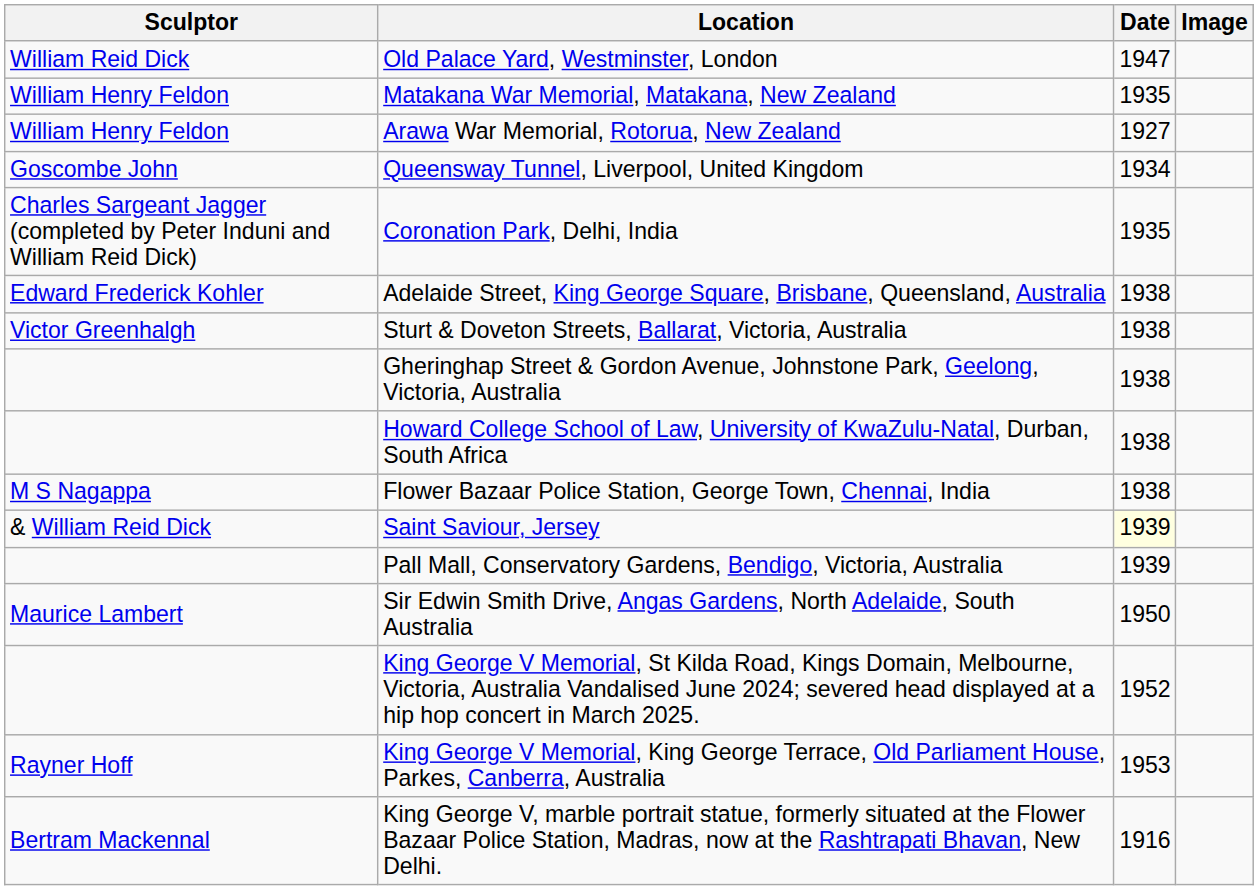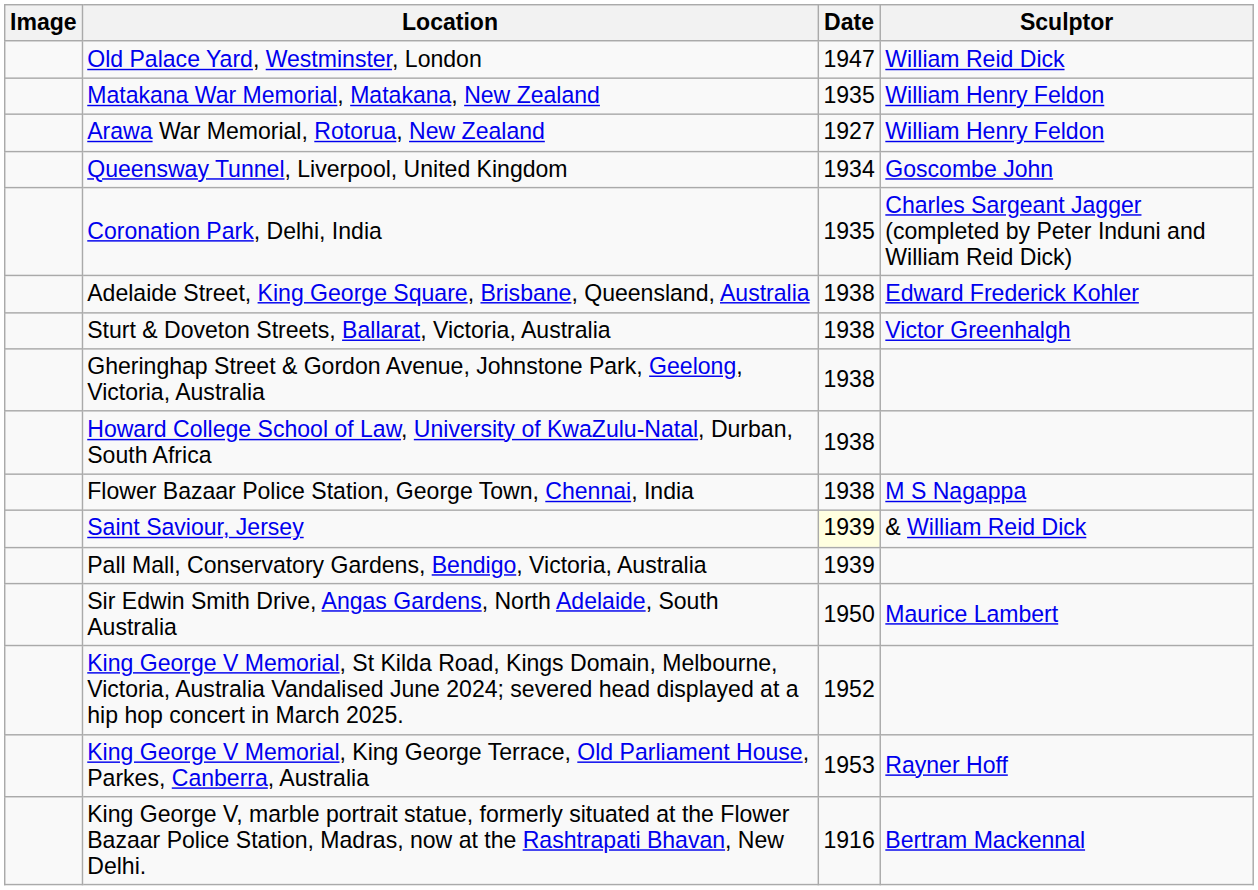columns swapped: (1215, 22) <-> (191, 22)
